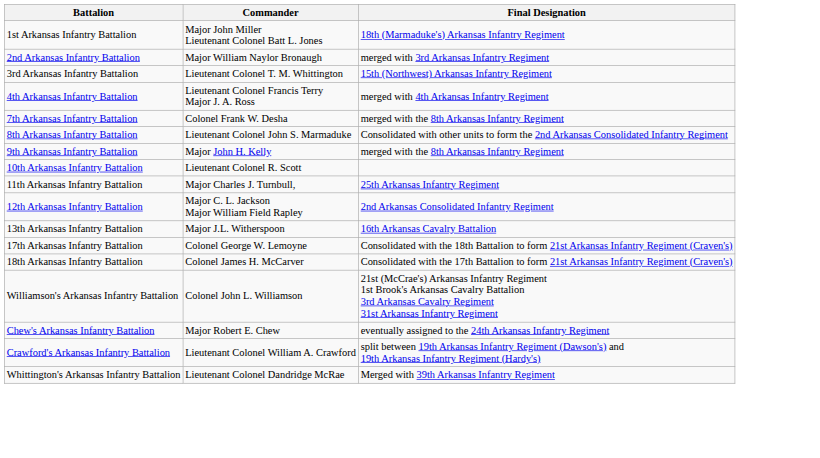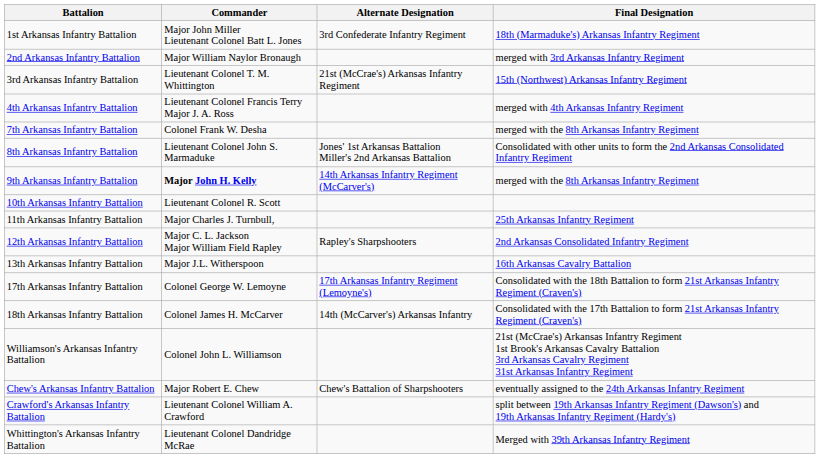+ column: (405, 12)
(228, 151) normal -> (210, 180) bold
